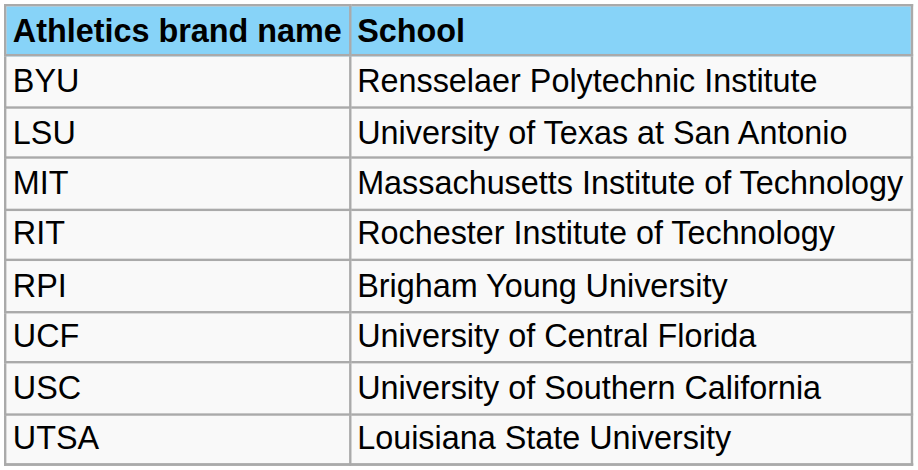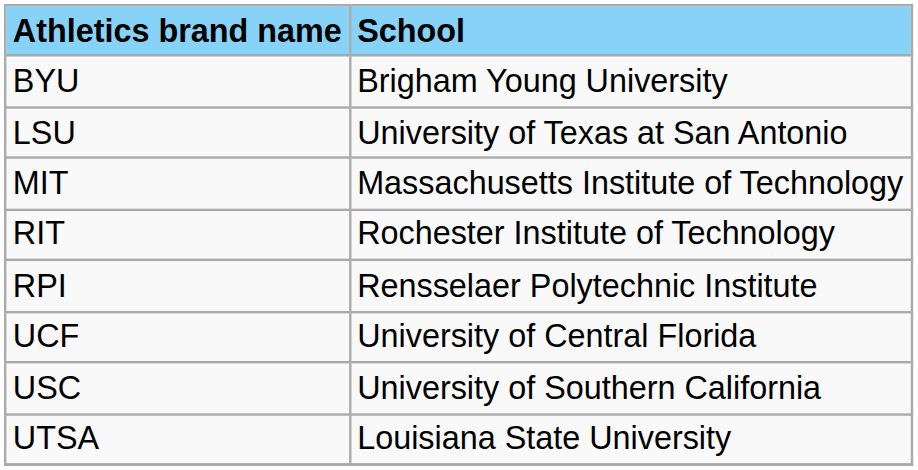(587, 81) Rensselaer Polytechnic Institute -> (542, 81) Brigham Young University
(542, 285) Brigham Young University -> (587, 285) Rensselaer Polytechnic Institute
